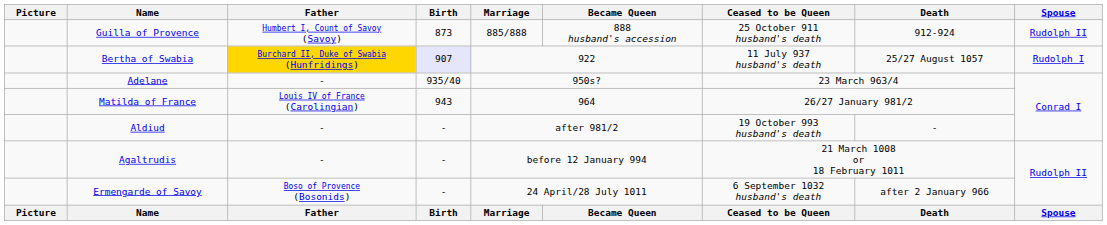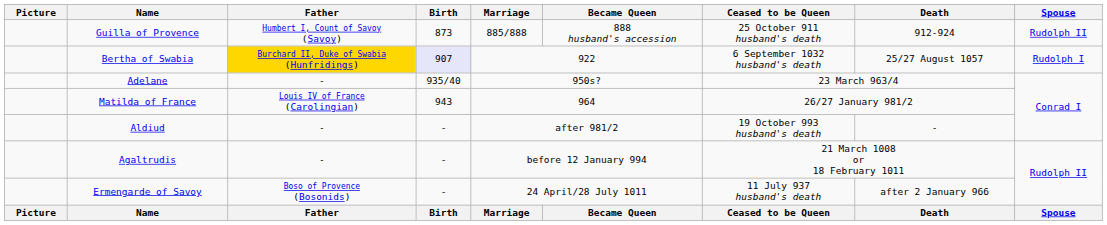(778, 59) 11 July 937 husband's death -> (778, 59) 6 September 1032 husband's death
(778, 192) 6 September 1032 husband's death -> (778, 192) 11 July 937 husband's death
